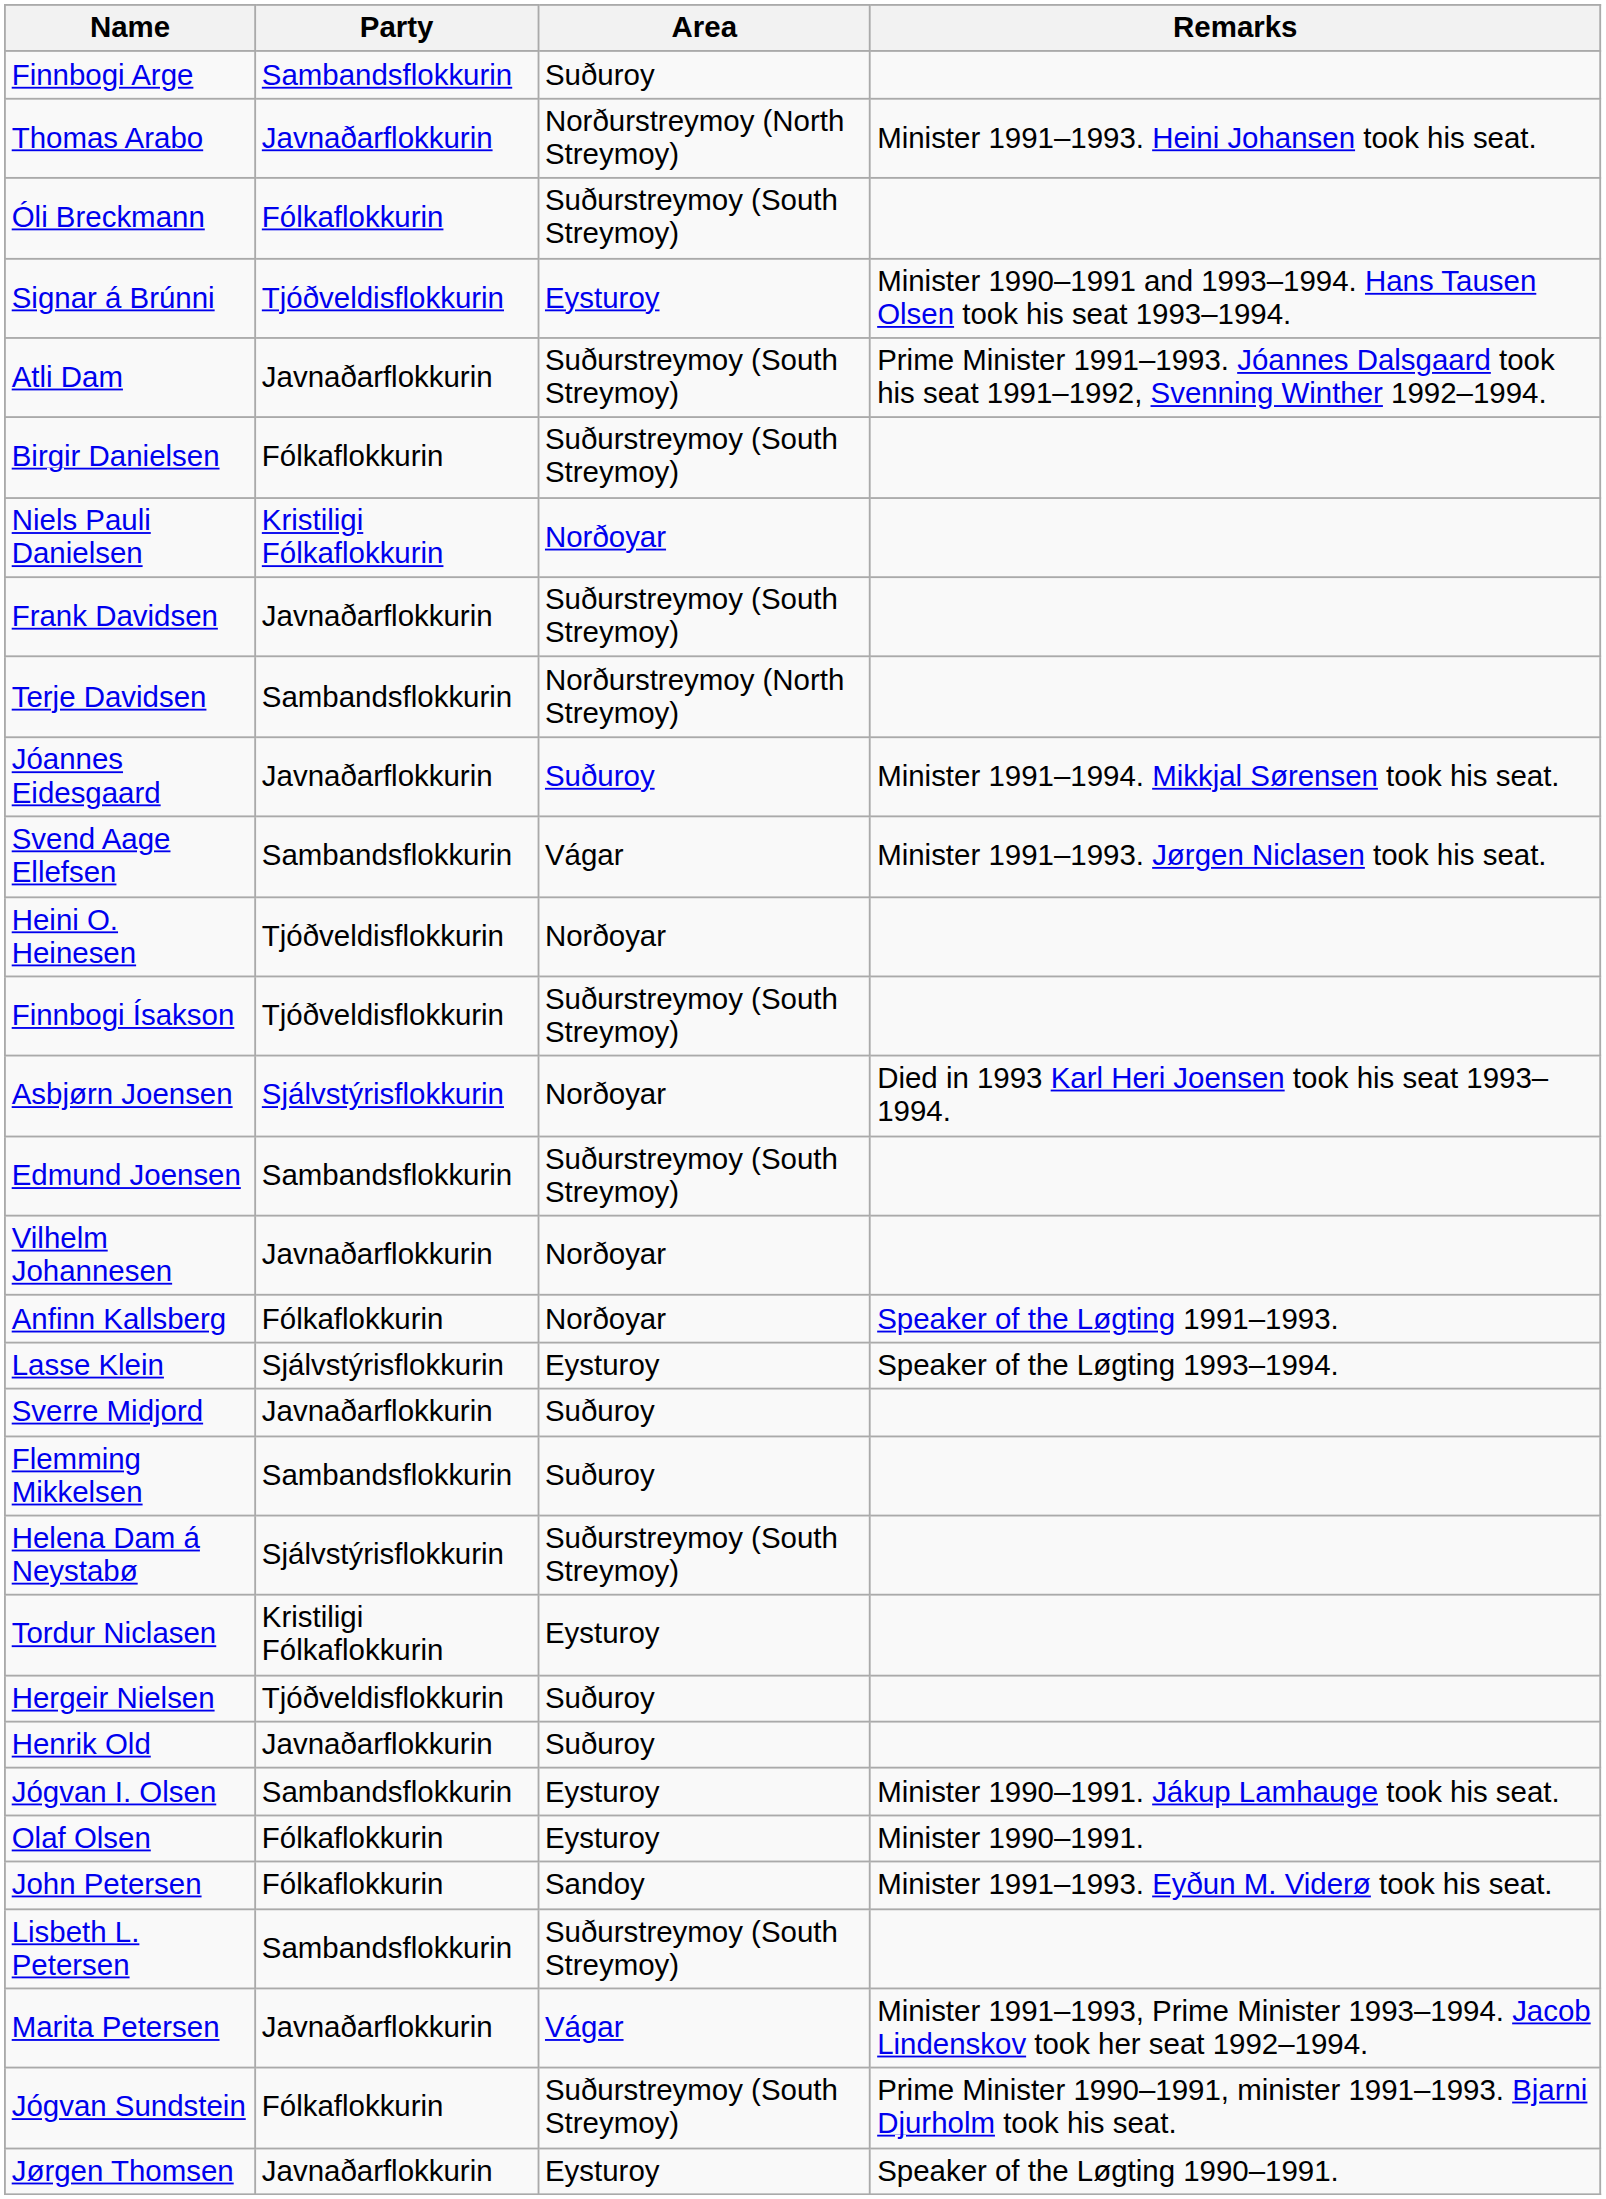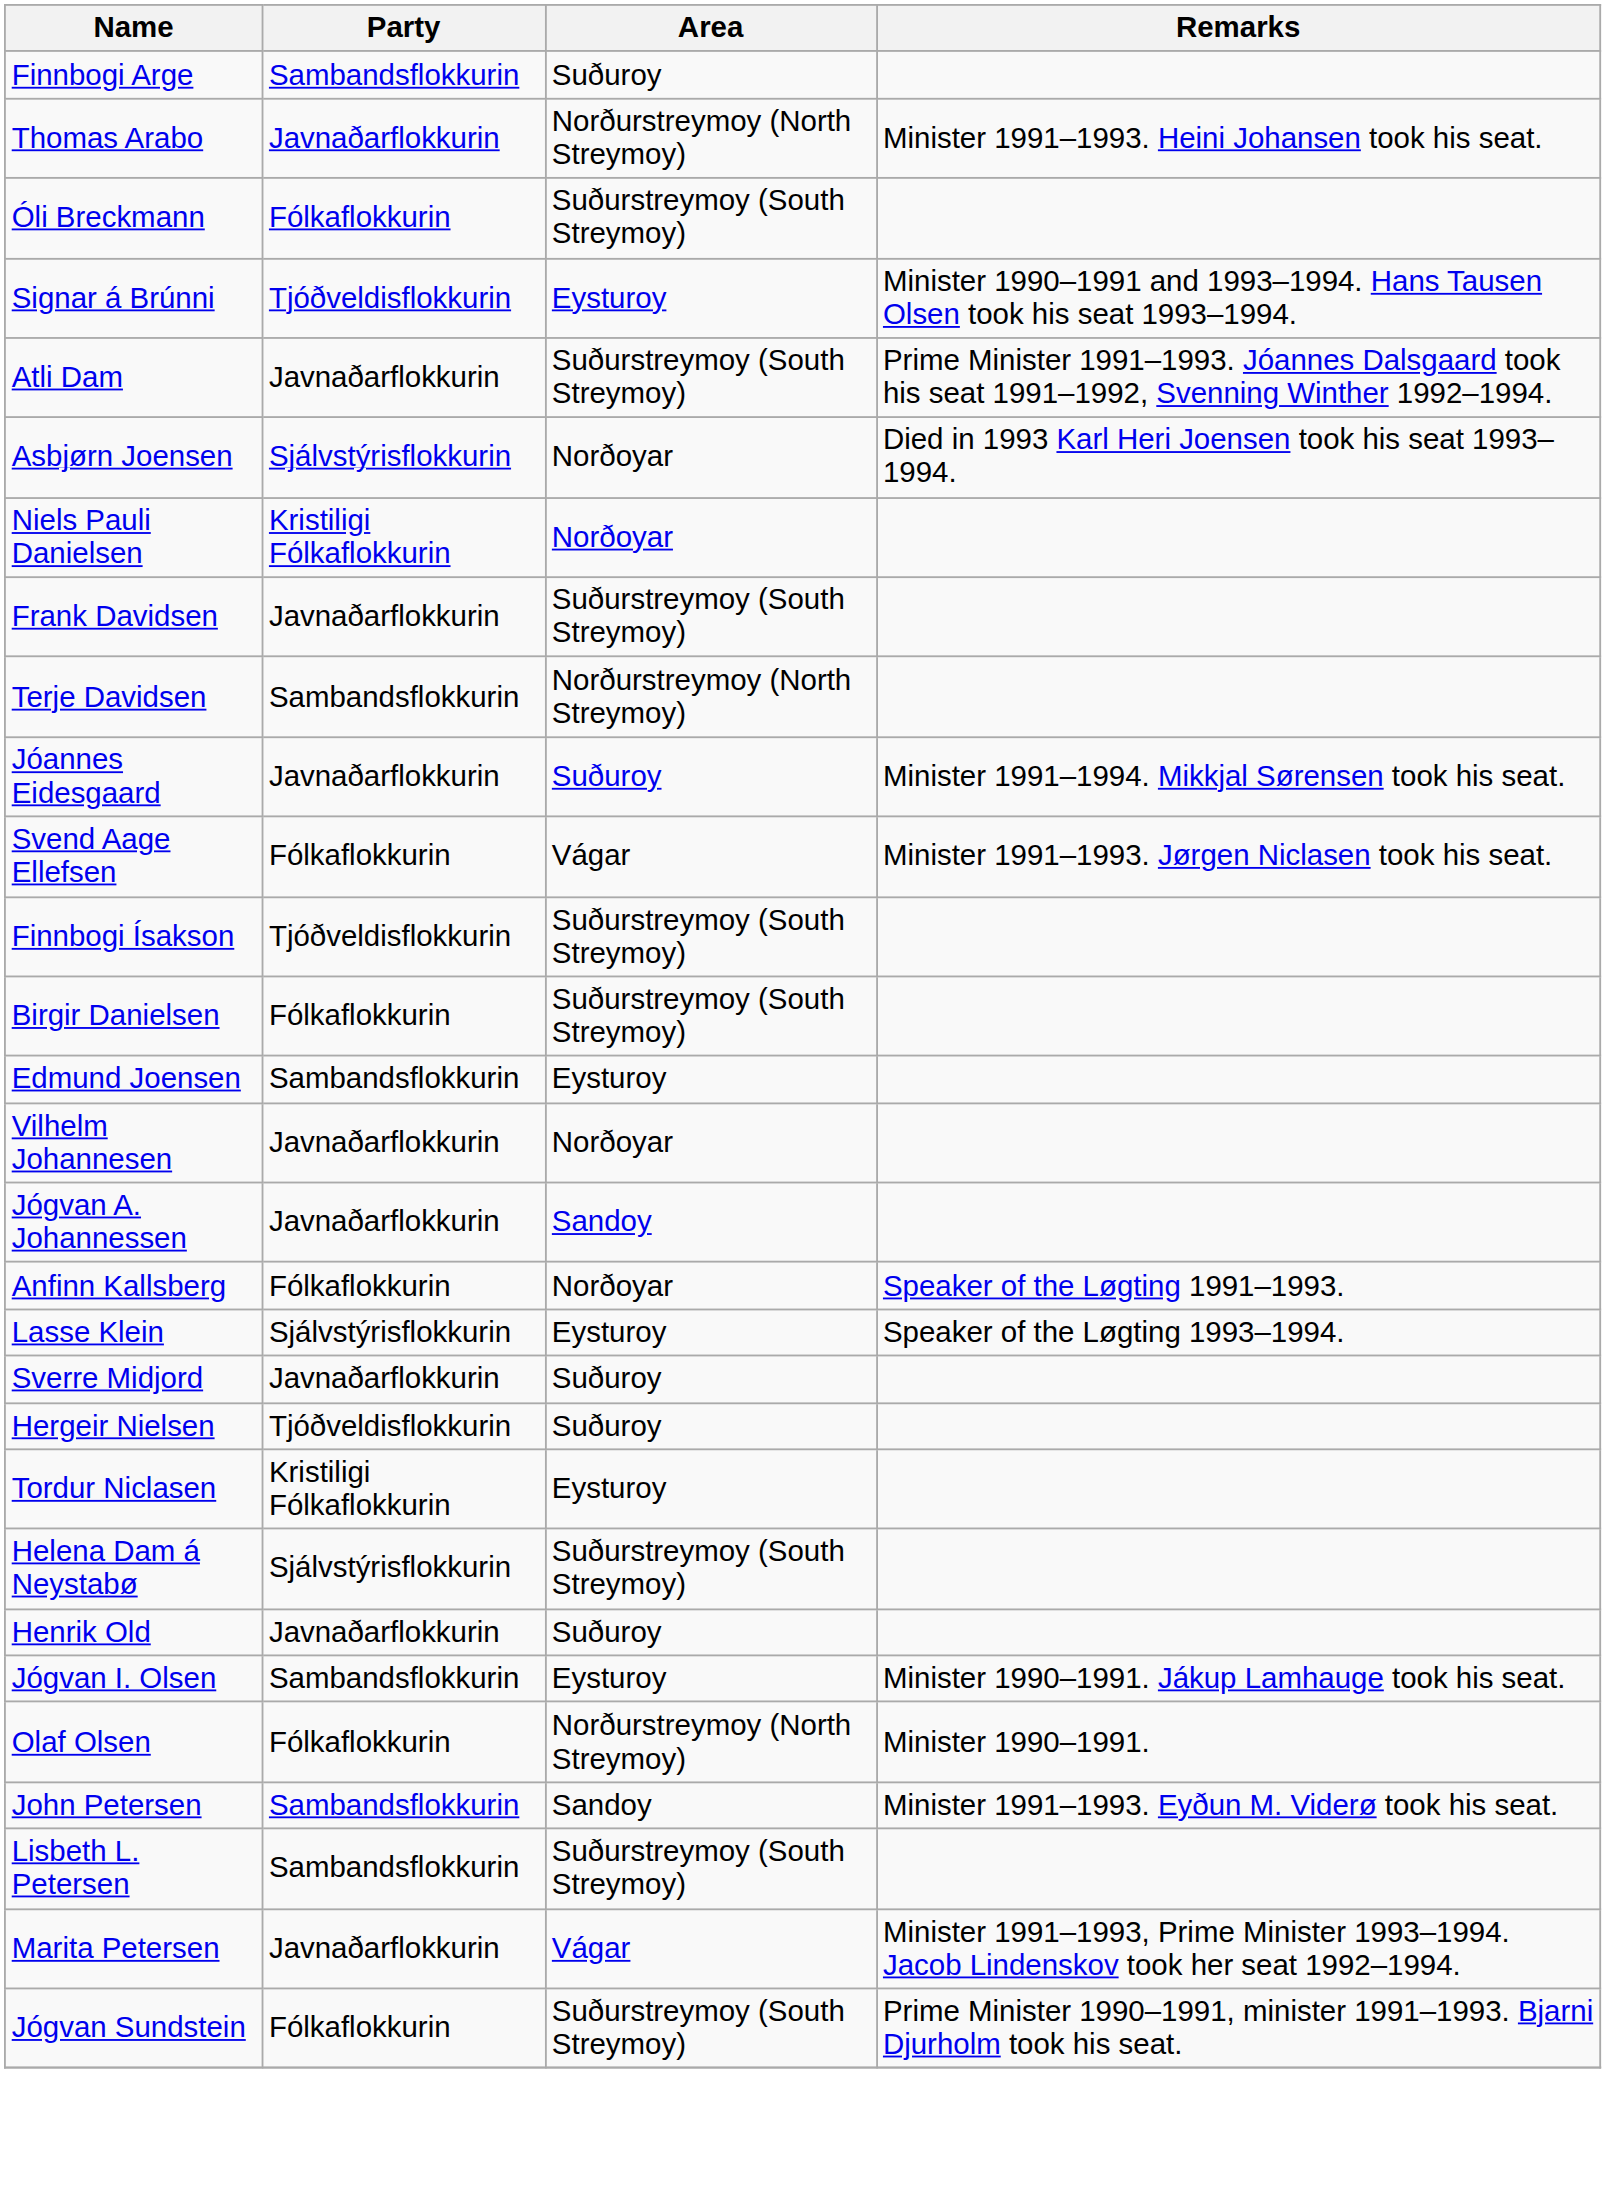rows swapped: (116, 457) <-> (122, 1095)
(387, 856) Sambandsflokkurin -> (360, 856) Fólkaflokkurin
- row: (74, 935)
(691, 1175) Suðurstreymoy (South Streymoy) -> (609, 1078) Eysturoy
+ row: (99, 1222)
- row: (77, 1475)
rows swapped: (106, 1554) <-> (113, 1697)
(602, 1837) Eysturoy -> (702, 1741) Norðurstreymoy (North Streymoy)
(353, 1884) Fólkaflokkurin -> (394, 1804) Sambandsflokkurin
- row: (123, 2170)
